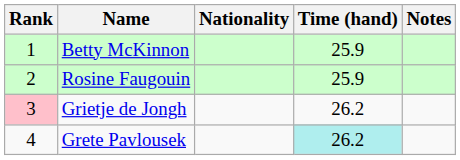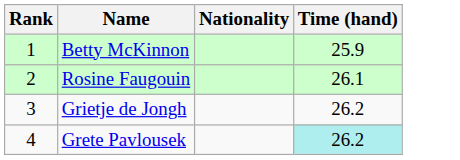- column: (429, 19)
(348, 79) 25.9 -> (348, 79) 26.1
(31, 109) pink background -> (31, 109) no background
